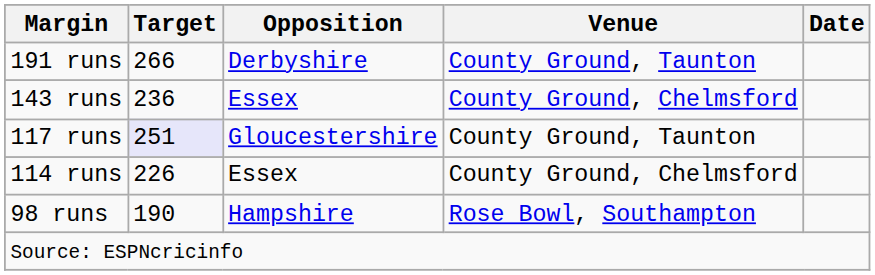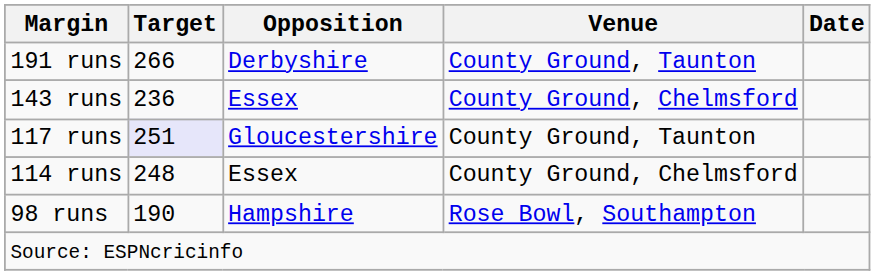(154, 176) 226 -> (154, 176) 248
